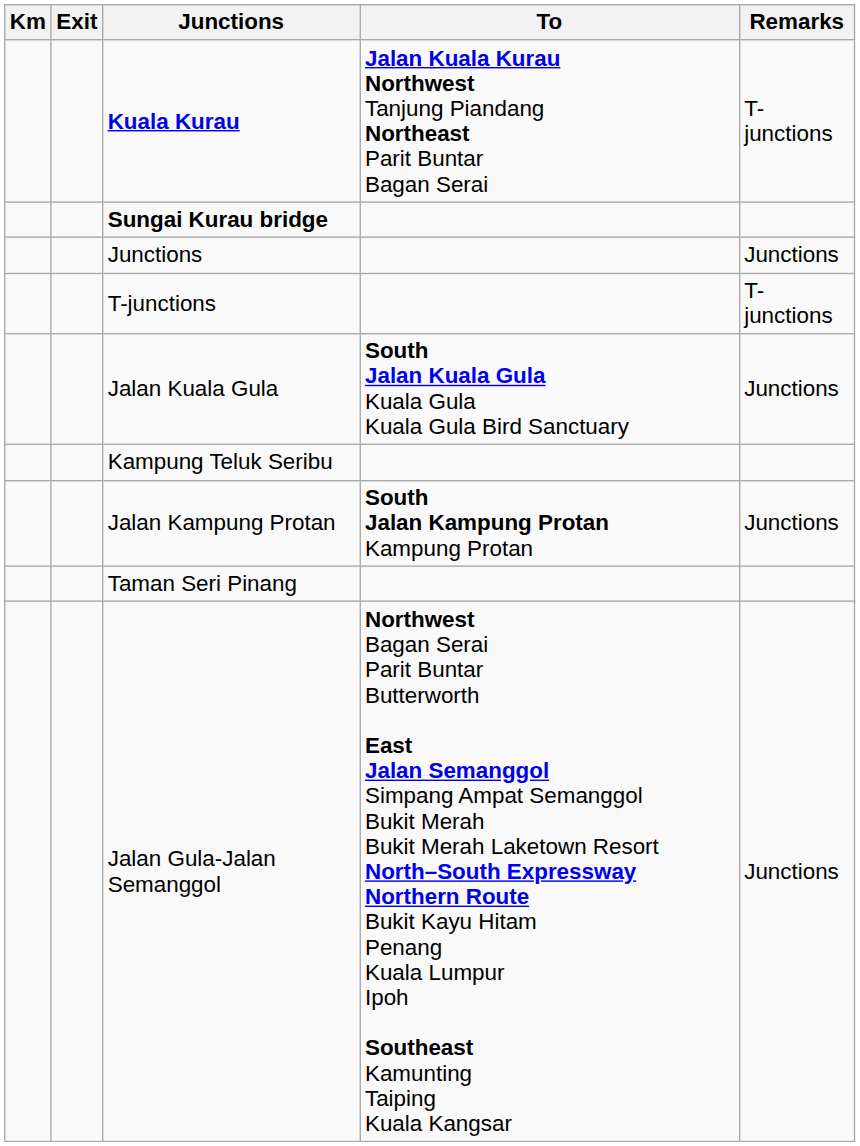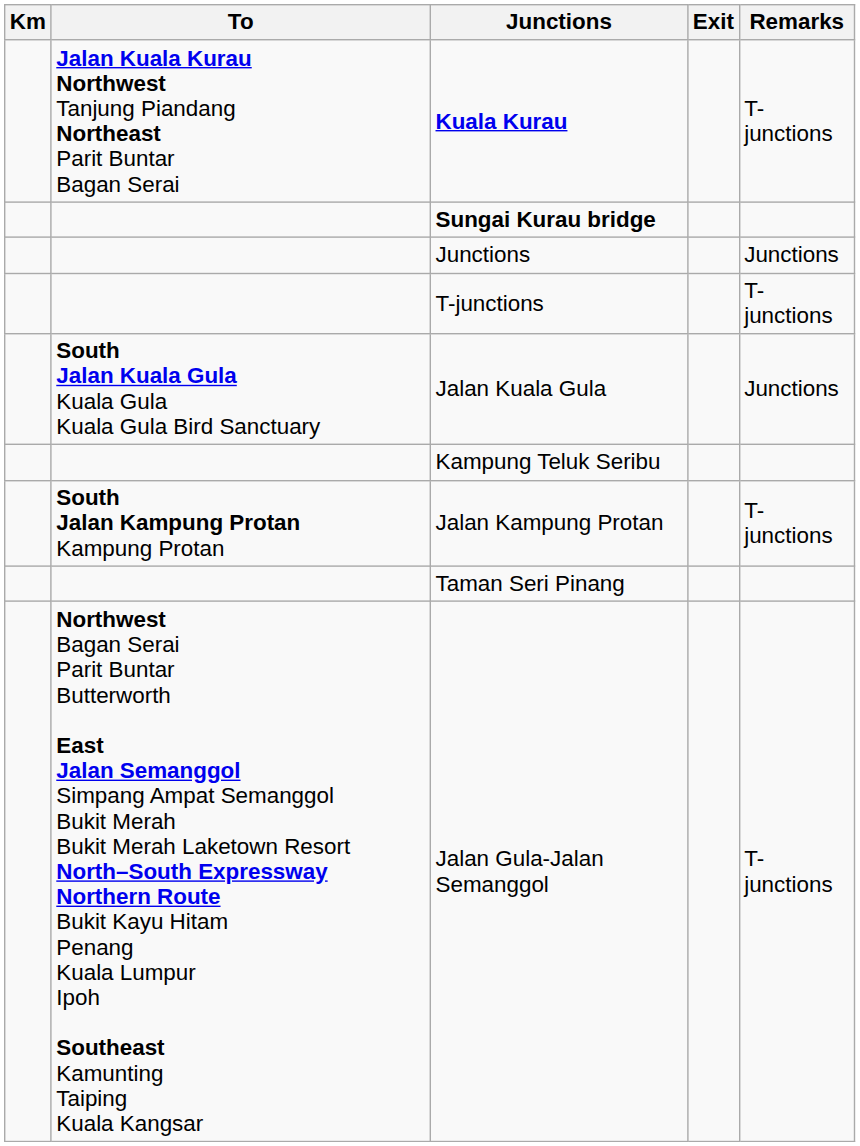columns swapped: (77, 22) <-> (549, 22)
(792, 522) Junctions -> (788, 522) T-junctions
(792, 871) Junctions -> (788, 871) T-junctions
